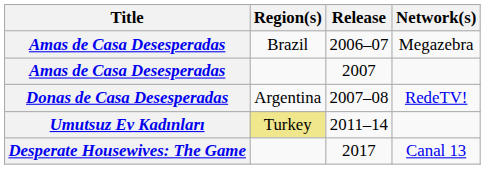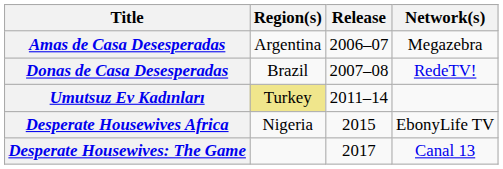(288, 44) Brazil -> (288, 44) Argentina
- row: (359, 71)
(288, 97) Argentina -> (288, 71) Brazil
+ row: (359, 124)
